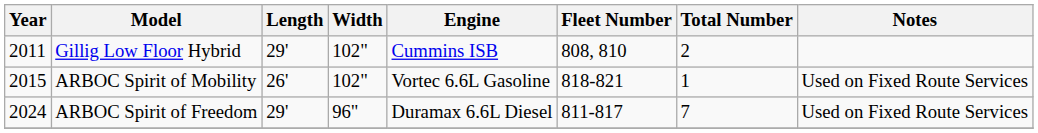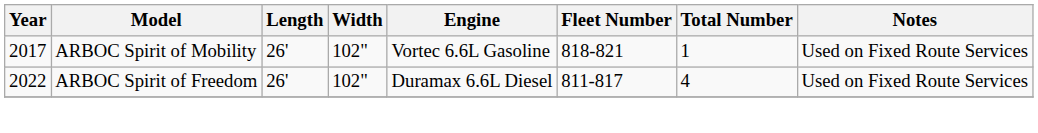- row: (148, 51)
(28, 82) 2015 -> (28, 51) 2017
(28, 112) 2024 -> (28, 82) 2022
(277, 112) 29' -> (277, 82) 26'
(345, 112) 96" -> (350, 82) 102"
(685, 112) 7 -> (685, 82) 4
